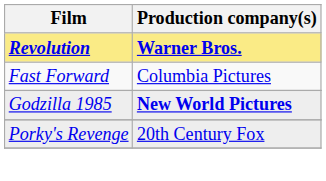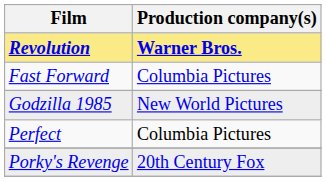(214, 104) bold -> (210, 104) normal
+ row: (35, 133)
